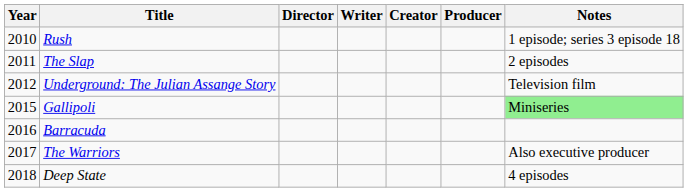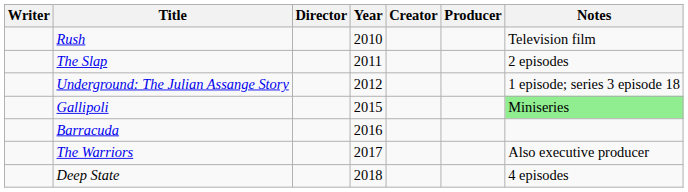columns swapped: (22, 15) <-> (362, 15)
(594, 38) 1 episode; series 3 episode 18 -> (552, 38) Television film
(552, 84) Television film -> (594, 84) 1 episode; series 3 episode 18
